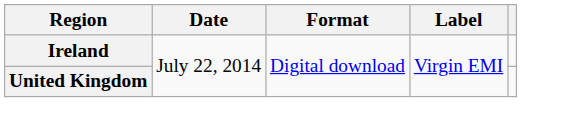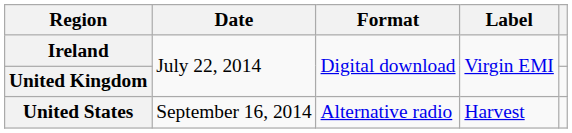+ row: (78, 111)
